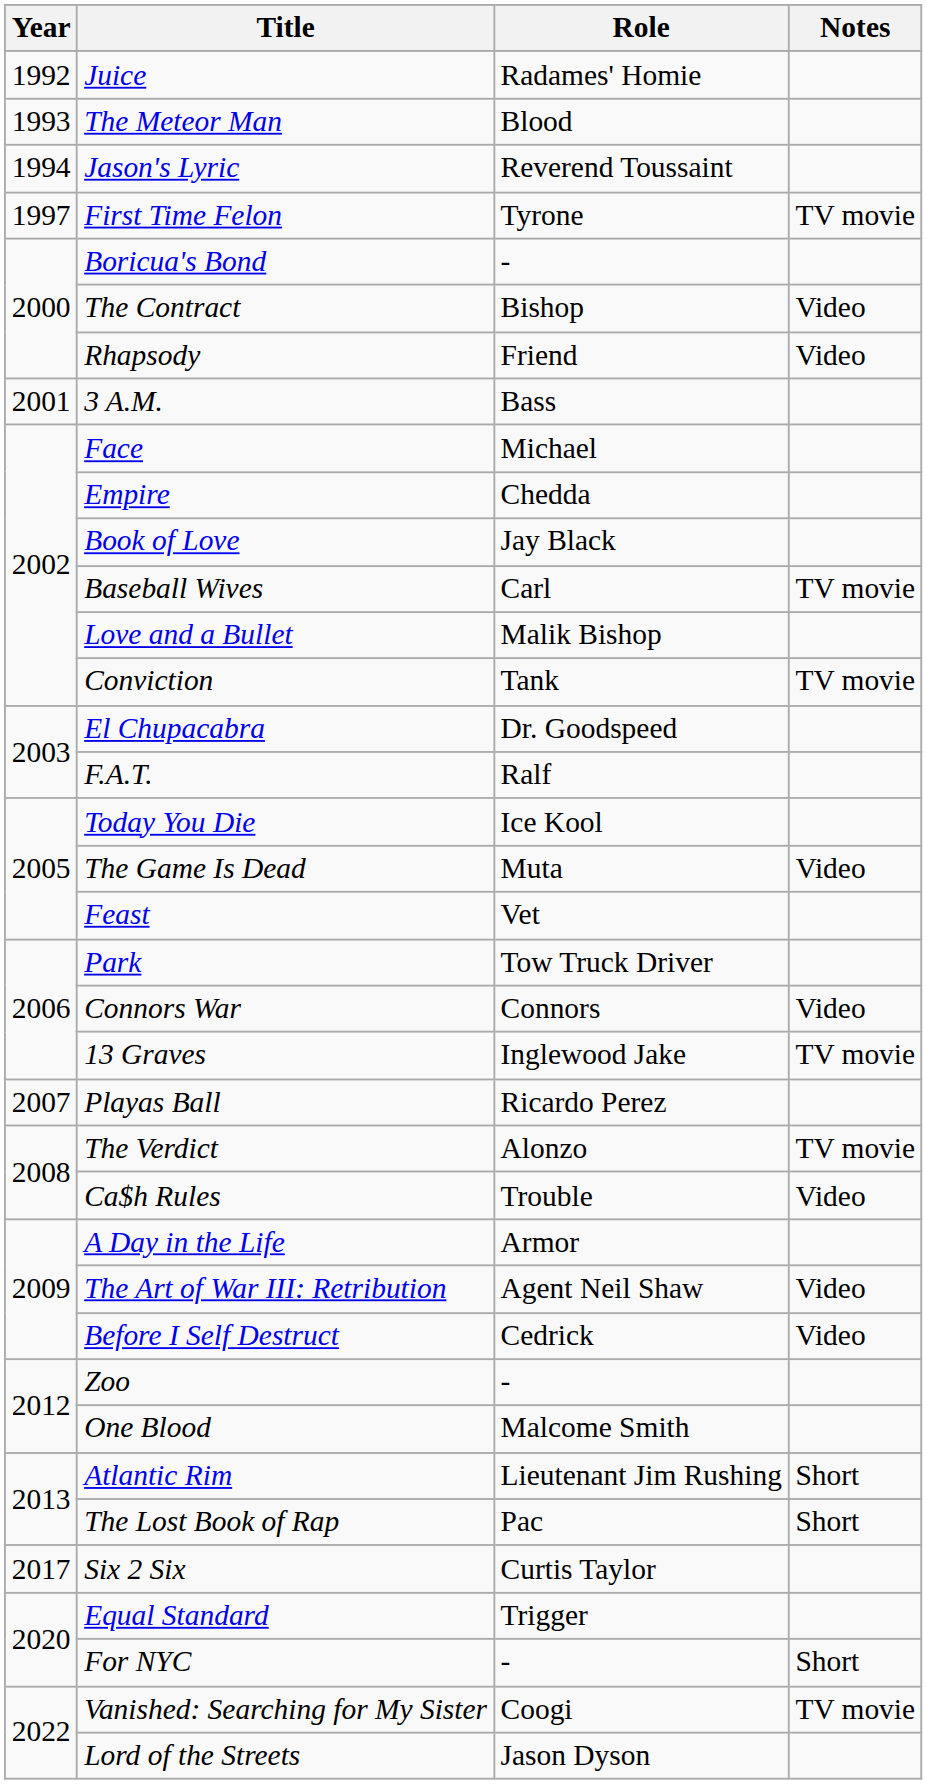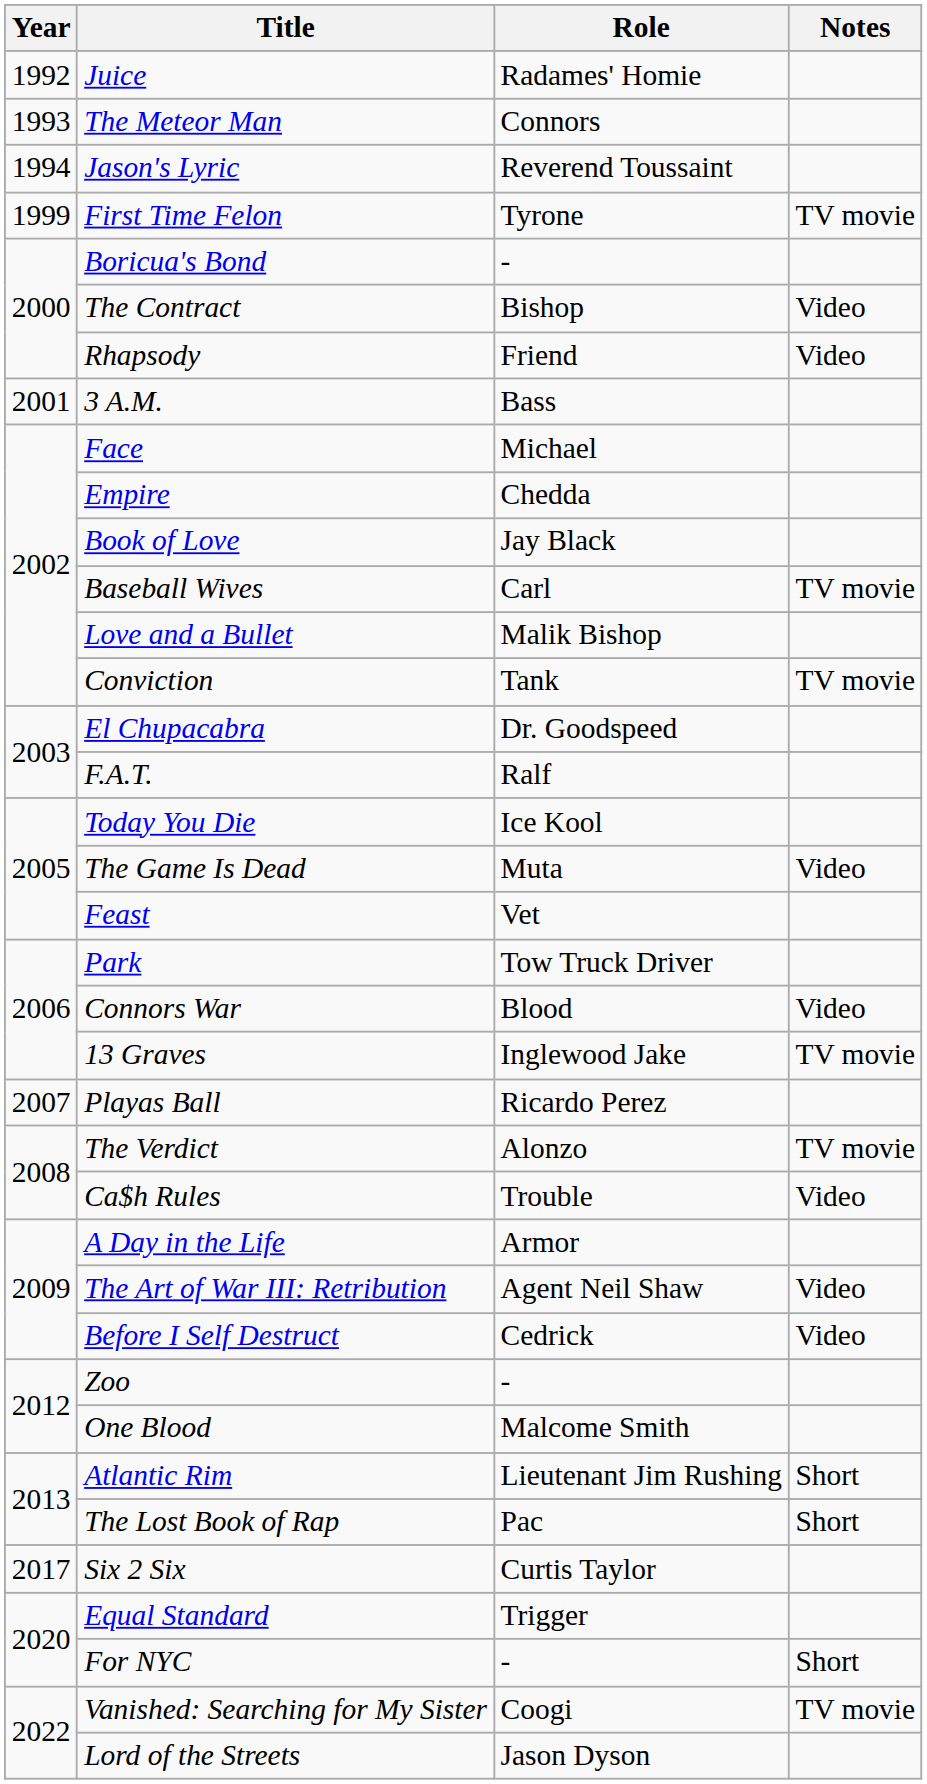(537, 121) Blood -> (550, 121) Connors
(41, 214) 1997 -> (41, 214) 1999
(550, 1008) Connors -> (537, 1008) Blood
